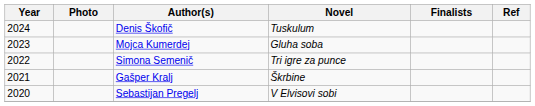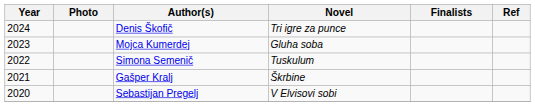(292, 28) Tuskulum -> (308, 28) Tri igre za punce
(308, 61) Tri igre za punce -> (292, 61) Tuskulum
